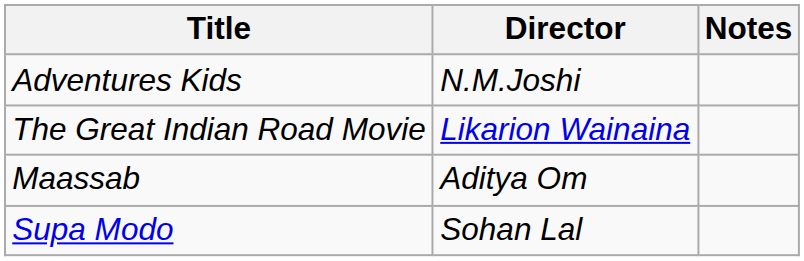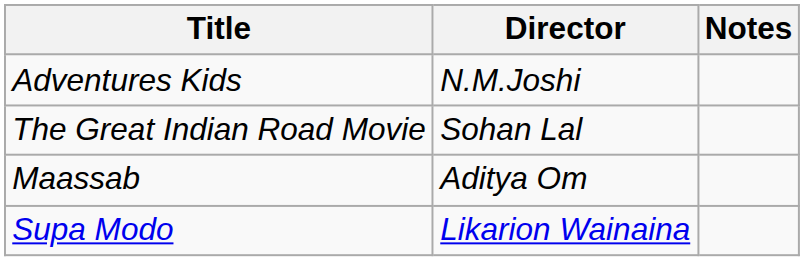(565, 129) Likarion Wainaina -> (511, 129) Sohan Lal
(511, 229) Sohan Lal -> (565, 229) Likarion Wainaina
